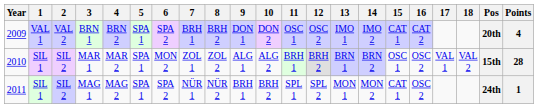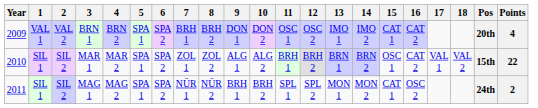(166, 62) MON 2 -> (163, 62) SPA 2
(421, 62) OSC 2 -> (415, 62) CAT 2
(518, 62) 28 -> (513, 62) 22
(518, 90) 1 -> (513, 90) 2
